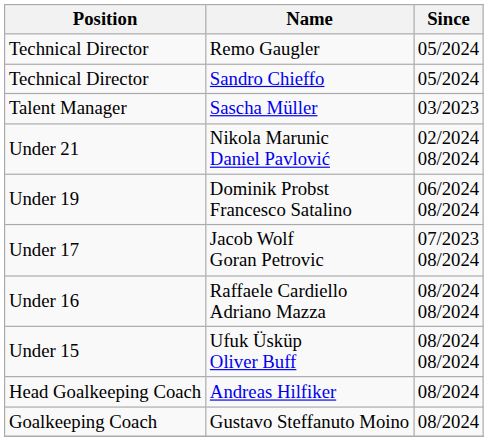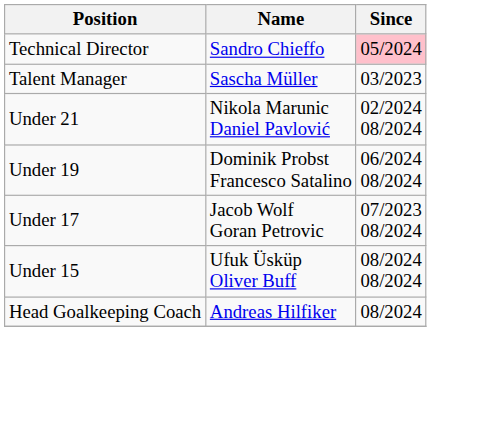- row: (265, 49)
(448, 78) no background -> (391, 49) pink background
- row: (279, 300)
- row: (310, 421)
